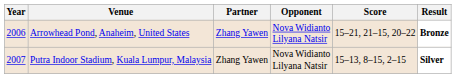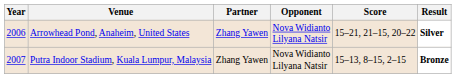(434, 34) Bronze -> (432, 34) Silver
(432, 60) Silver -> (434, 60) Bronze
